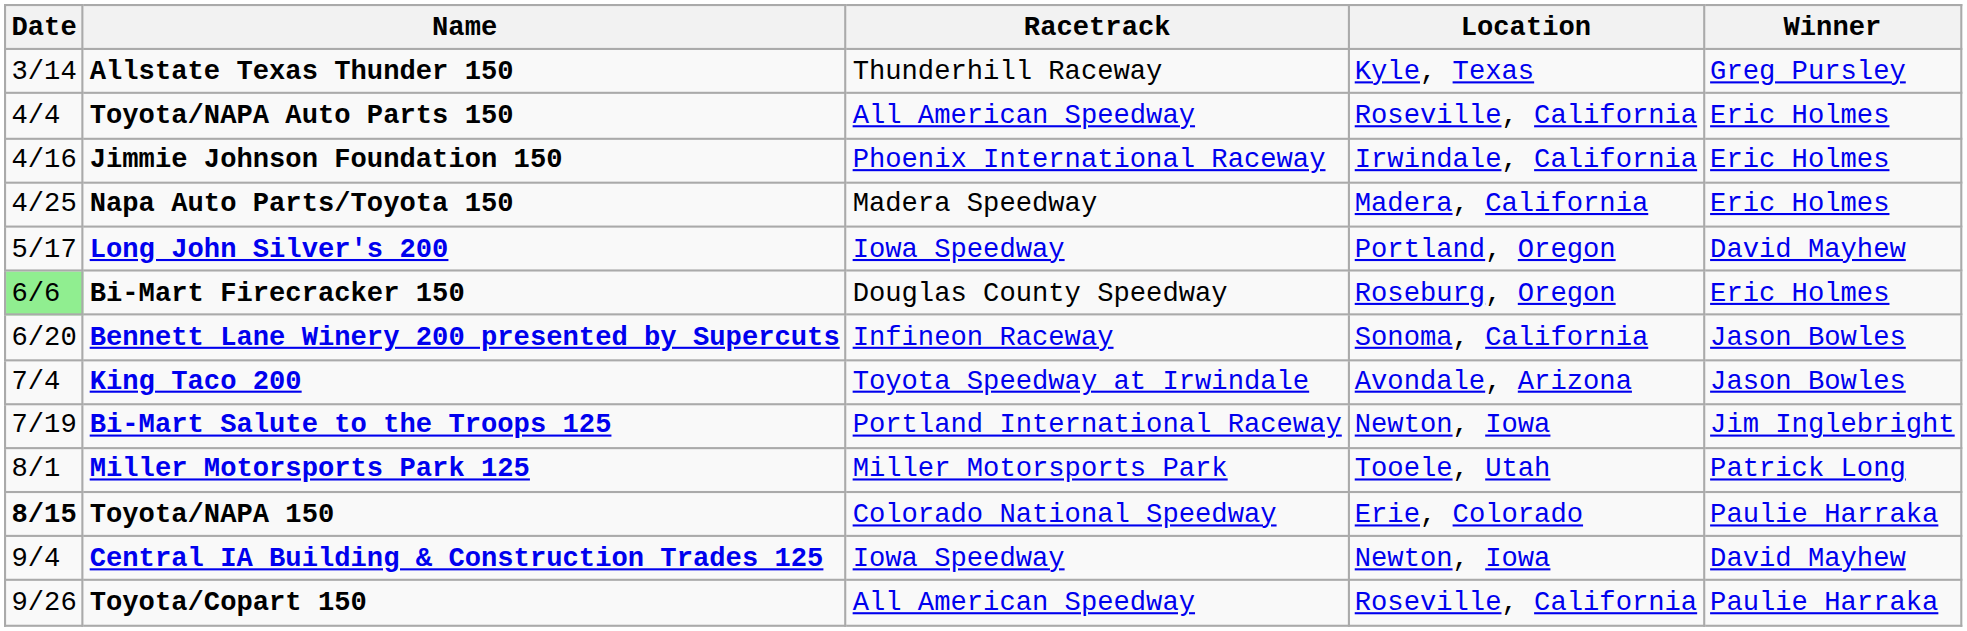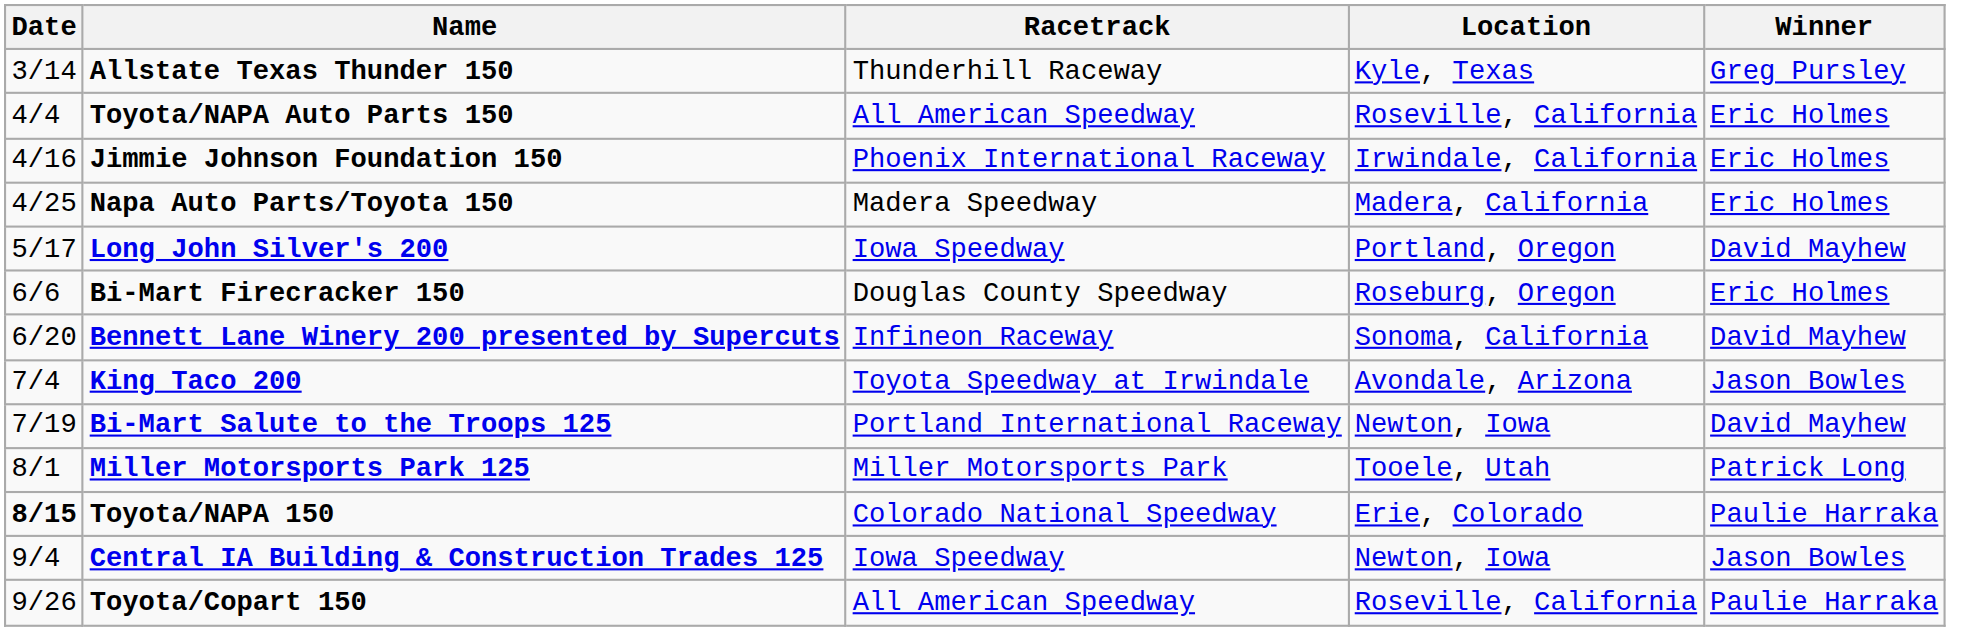(36, 293) lightgreen background -> (36, 293) no background
(1808, 337) Jason Bowles -> (1808, 337) David Mayhew
(1832, 426) Jim Inglebright -> (1808, 426) David Mayhew
(1808, 559) David Mayhew -> (1808, 559) Jason Bowles
